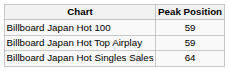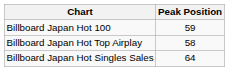(190, 43) 59 -> (190, 43) 58
